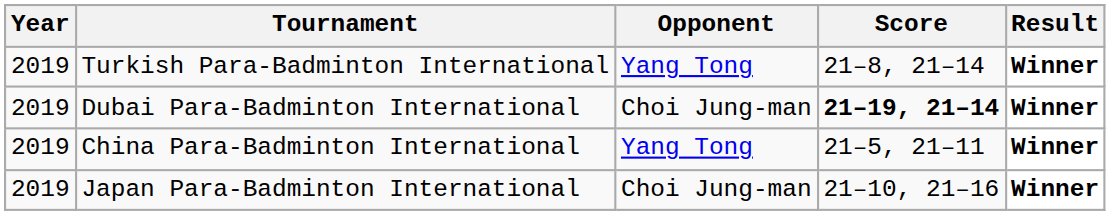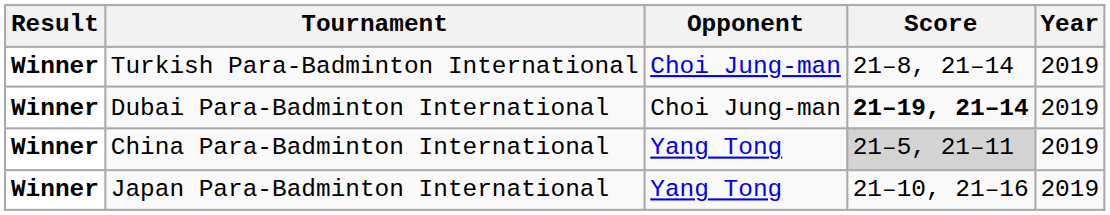columns swapped: (40, 25) <-> (1055, 25)
(687, 66) Yang Tong -> (746, 66) Choi Jung-man
(904, 149) no background -> (933, 149) lightgrey background
(716, 190) Choi Jung-man -> (716, 190) Yang Tong
